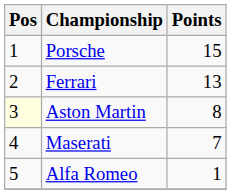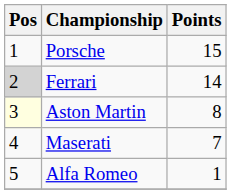(14, 81) no background -> (14, 81) lightgrey background
(212, 81) 13 -> (212, 81) 14
